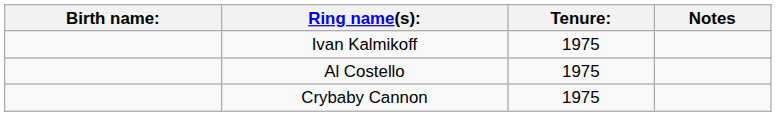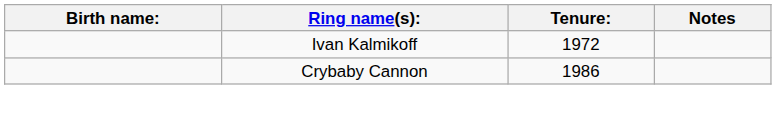(581, 44) 1975 -> (581, 44) 1972
- row: (364, 71)
(581, 97) 1975 -> (581, 71) 1986
